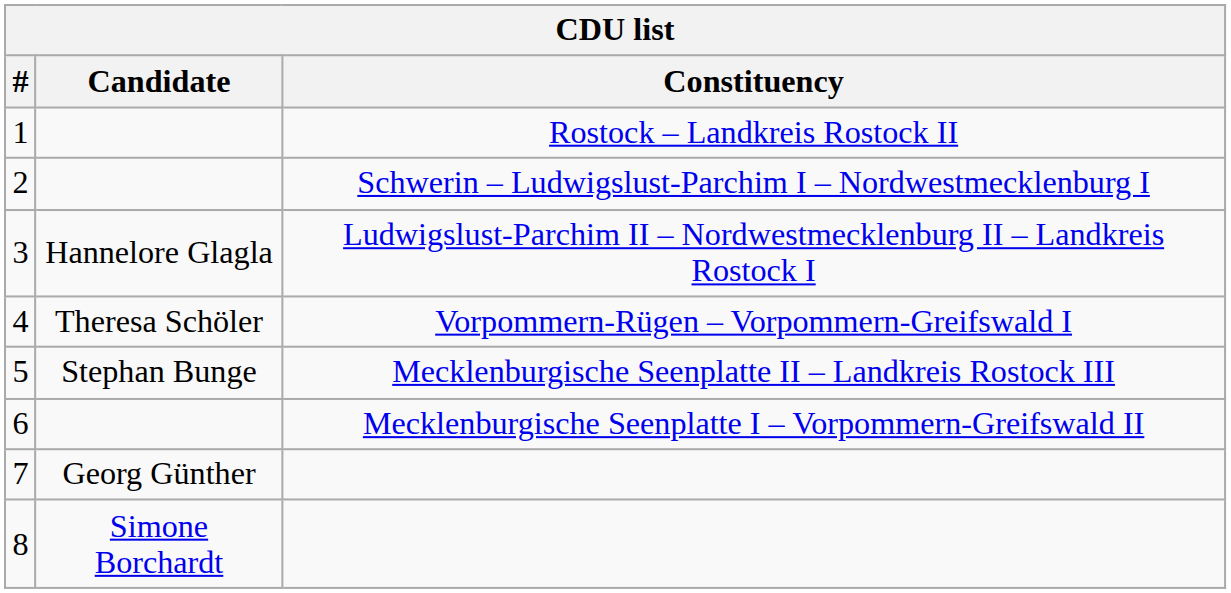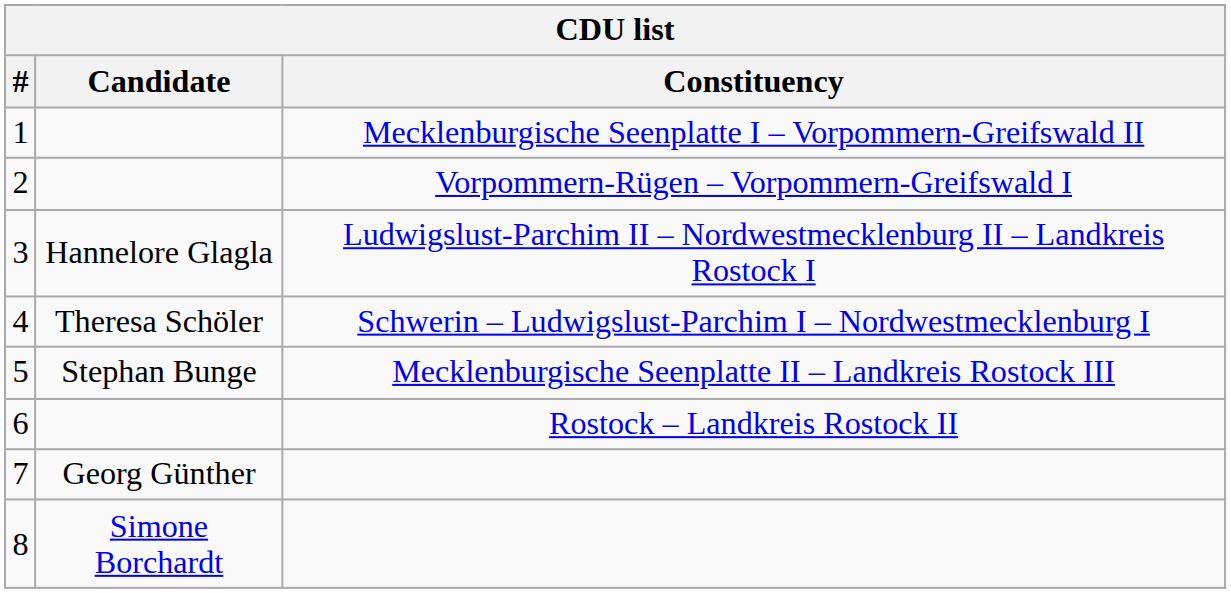(754, 132) Rostock – Landkreis Rostock II -> (754, 132) Mecklenburgische Seenplatte I – Vorpommern-Greifswald II
(754, 183) Schwerin – Ludwigslust-Parchim I – Nordwestmecklenburg I -> (754, 183) Vorpommern-Rügen – Vorpommern-Greifswald I
(754, 321) Vorpommern-Rügen – Vorpommern-Greifswald I -> (754, 321) Schwerin – Ludwigslust-Parchim I – Nordwestmecklenburg I
(754, 423) Mecklenburgische Seenplatte I – Vorpommern-Greifswald II -> (754, 423) Rostock – Landkreis Rostock II
